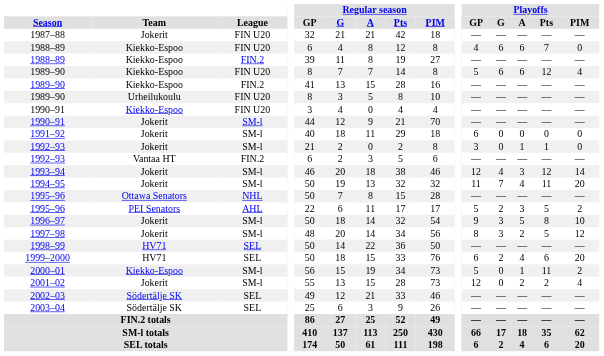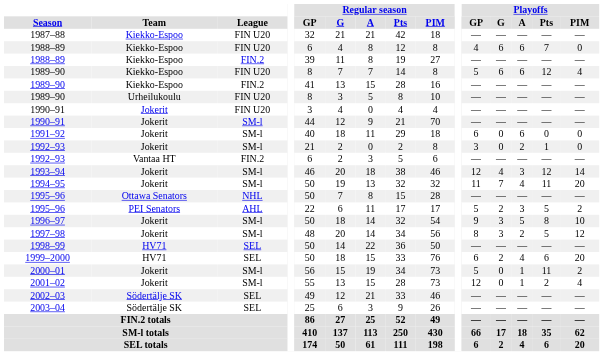(154, 35) Jokerit -> (154, 35) Kiekko-Espoo
(154, 109) Kiekko-Espoo -> (154, 109) Jokerit
(522, 134) 0 -> (522, 134) 6
(522, 146) 1 -> (522, 146) 2
(154, 270) Kiekko-Espoo -> (154, 270) Jokerit
(522, 283) 2 -> (522, 283) 1
